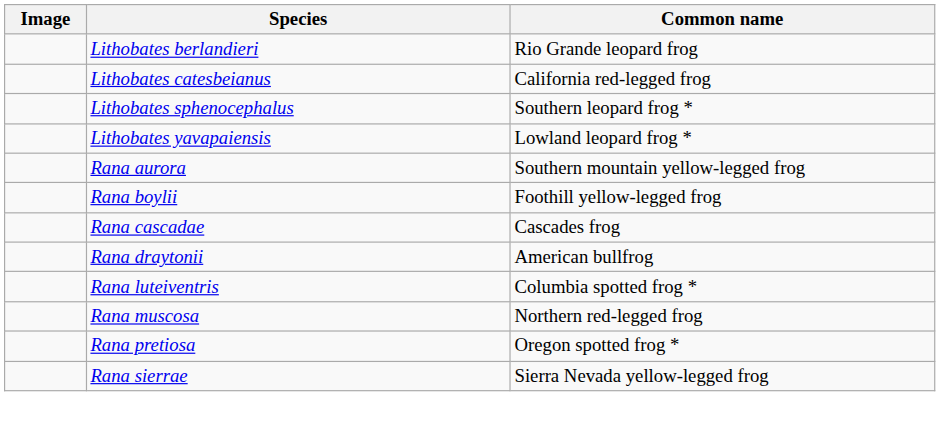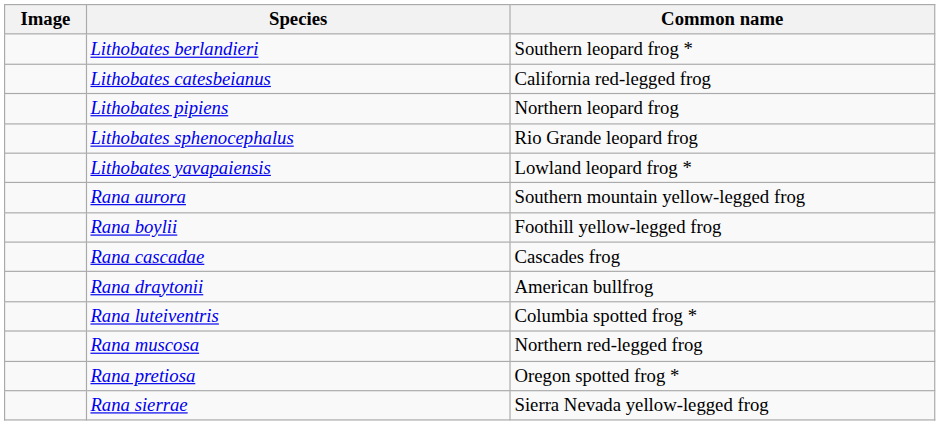(606, 49) Rio Grande leopard frog -> (604, 49) Southern leopard frog *
+ row: (159, 108)
(604, 108) Southern leopard frog * -> (606, 138) Rio Grande leopard frog
